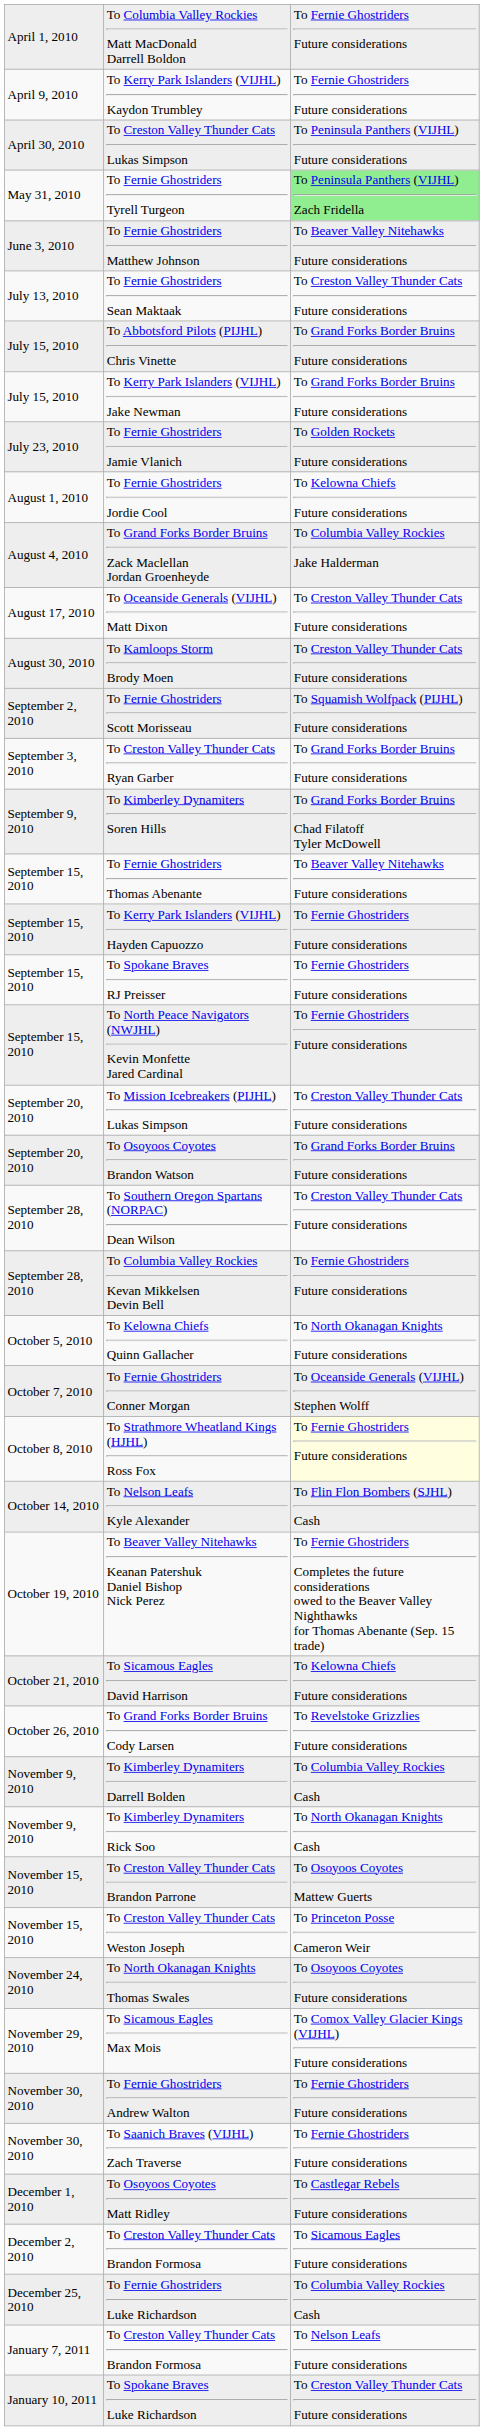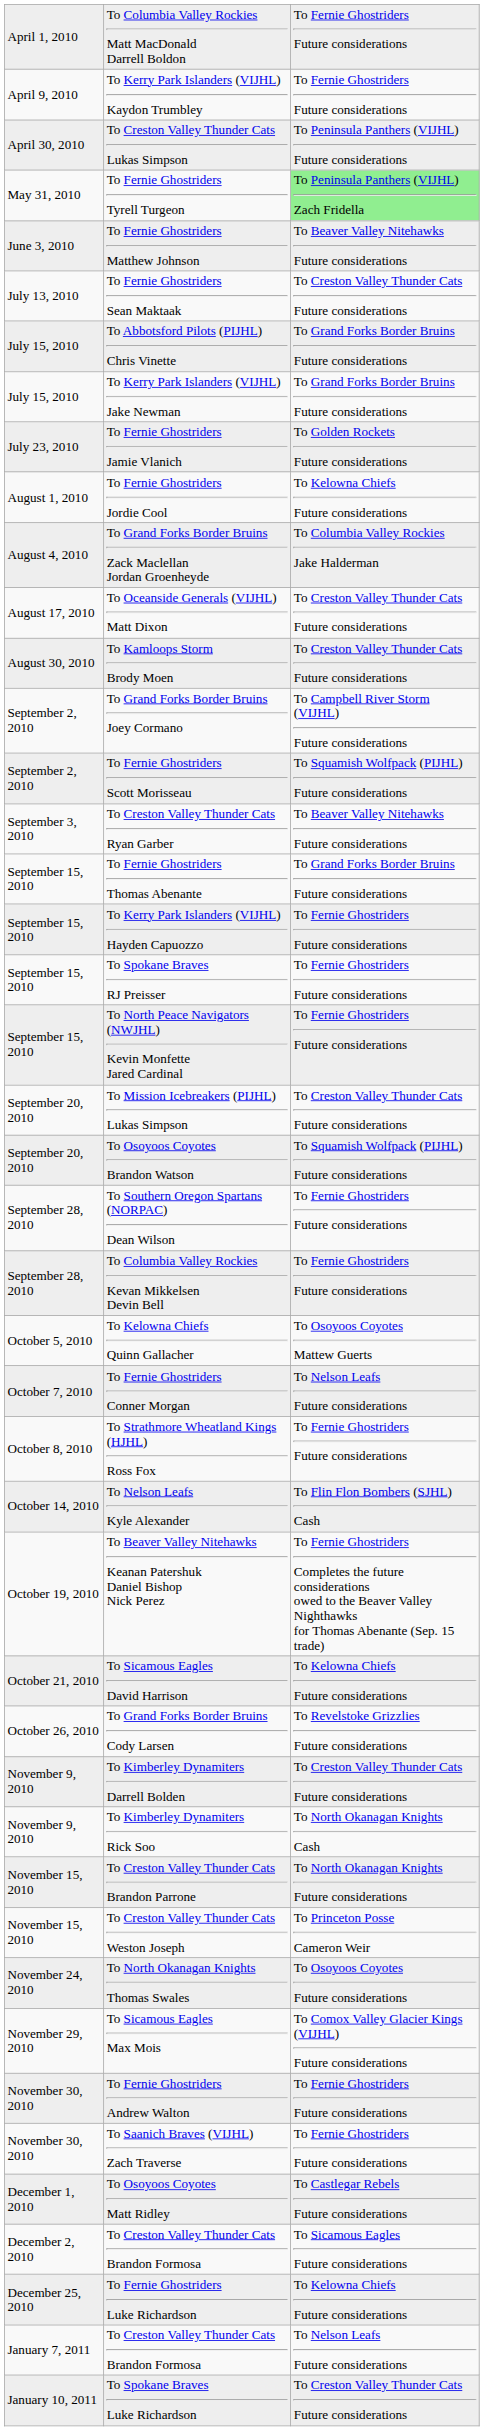+ row: (42, 720)
(385, 763) To Grand Forks Border Bruins Future considerations -> (385, 828) To Beaver Valley Nitehawks Future considerations
- row: (42, 821)
(385, 879) To Beaver Valley Nitehawks Future considerations -> (385, 879) To Grand Forks Border Bruins Future considerations
(385, 1160) To Grand Forks Border Bruins Future considerations -> (385, 1160) To Squamish Wolfpack (PIJHL) Future considerations
(385, 1210) To Creston Valley Thunder Cats Future considerations -> (385, 1210) To Fernie Ghostriders Future considerations
(385, 1340) To North Okanagan Knights Future considerations -> (385, 1340) To Osoyoos Coyotes Mattew Guerts
(385, 1391) To Oceanside Generals (VIJHL) Stephen Wolff -> (385, 1391) To Nelson Leafs Future considerations
(385, 1441) lightyellow background -> (385, 1441) no background
(385, 1781) To Columbia Valley Rockies Cash -> (385, 1781) To Creston Valley Thunder Cats Future considerations
(385, 1882) To Osoyoos Coyotes Mattew Guerts -> (385, 1882) To North Okanagan Knights Future considerations
(385, 2299) To Columbia Valley Rockies Cash -> (385, 2299) To Kelowna Chiefs Future considerations
